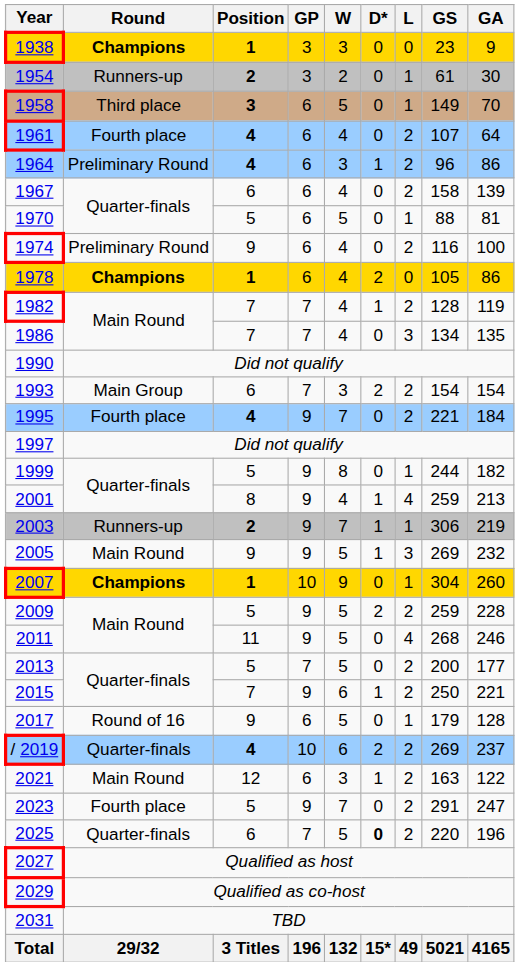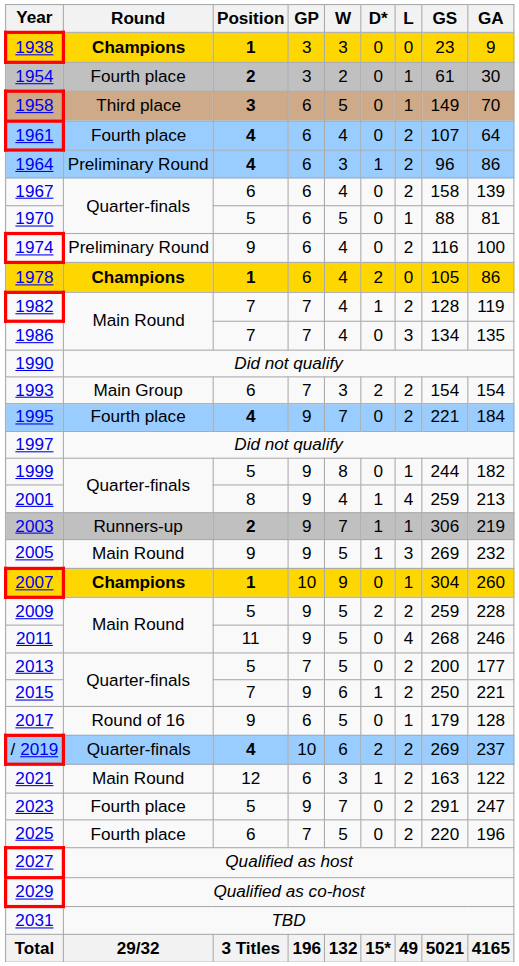(138, 76) Runners-up -> (138, 76) Fourth place
(138, 833) Quarter-finals -> (138, 833) Fourth place
(378, 833) bold -> (378, 833) normal
